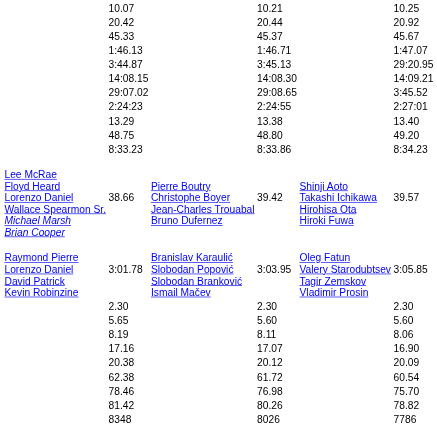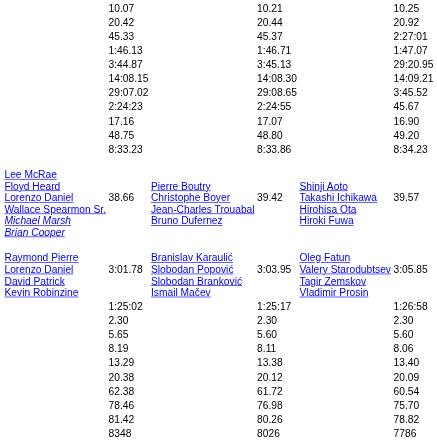(406, 37) 45.67 -> (411, 37) 2:27:01
(411, 107) 2:27:01 -> (406, 107) 45.67
rows swapped: (121, 121) <-> (121, 349)
+ row: (126, 307)
